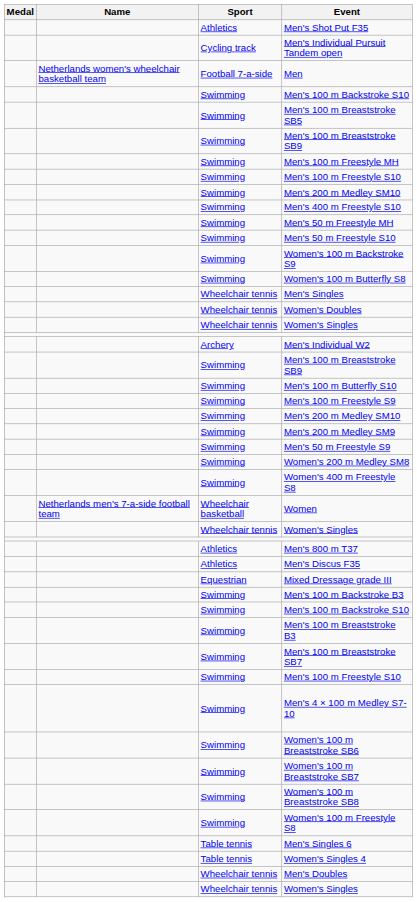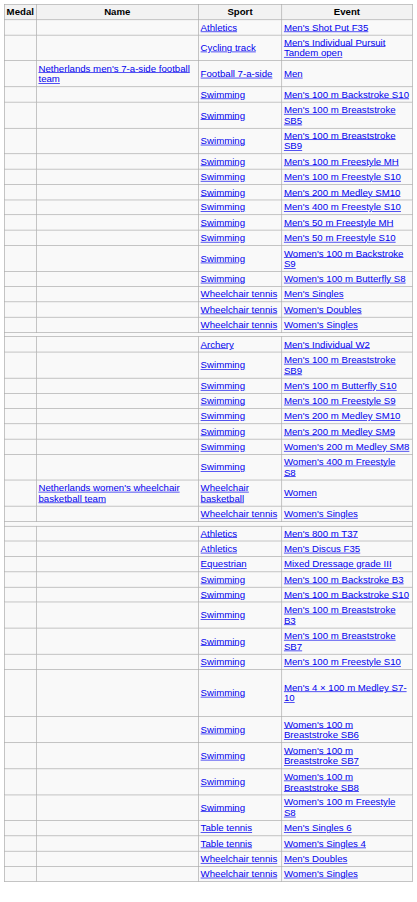(109, 74) Netherlands women's wheelchair basketball team -> (114, 74) Netherlands men's 7-a-side football team
- row: (223, 447)
(114, 509) Netherlands men's 7-a-side football team -> (109, 494) Netherlands women's wheelchair basketball team
